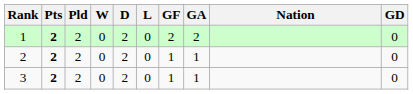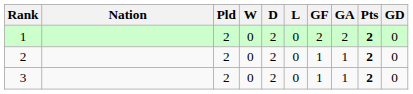columns swapped: (296, 15) <-> (53, 15)
